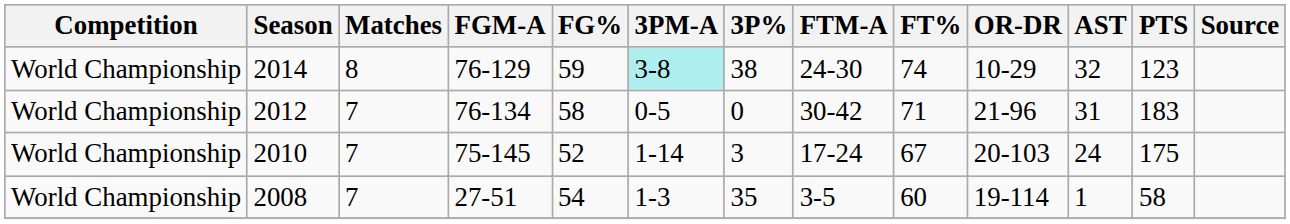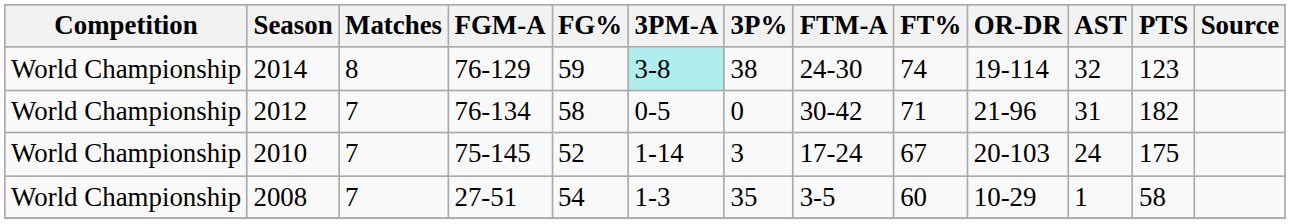(1005, 68) 10-29 -> (1011, 68) 19-114
(1159, 111) 183 -> (1159, 111) 182
(1011, 196) 19-114 -> (1005, 196) 10-29
